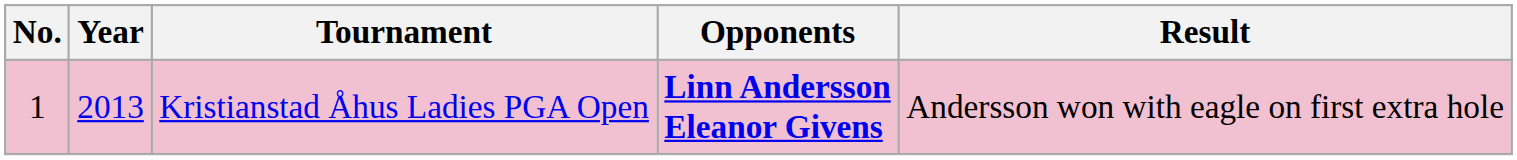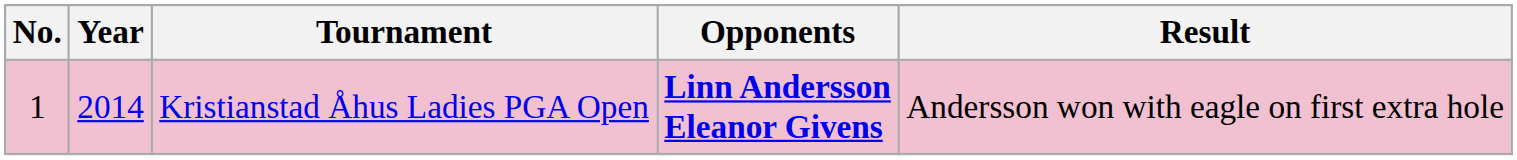(111, 106) 2013 -> (111, 106) 2014
